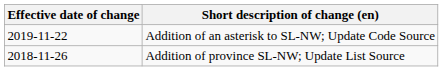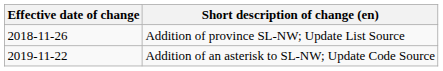rows swapped: (290, 35) <-> (275, 55)
